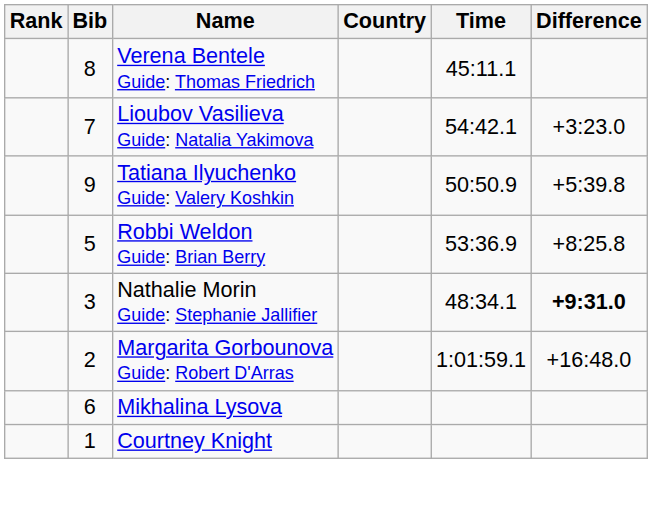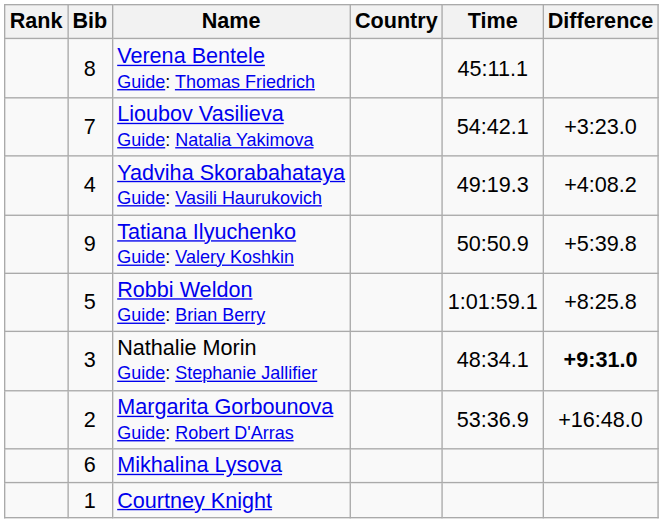+ row: (231, 185)
(481, 243) 53:36.9 -> (493, 302) 1:01:59.1
(481, 360) 1:01:59.1 -> (493, 419) 53:36.9
